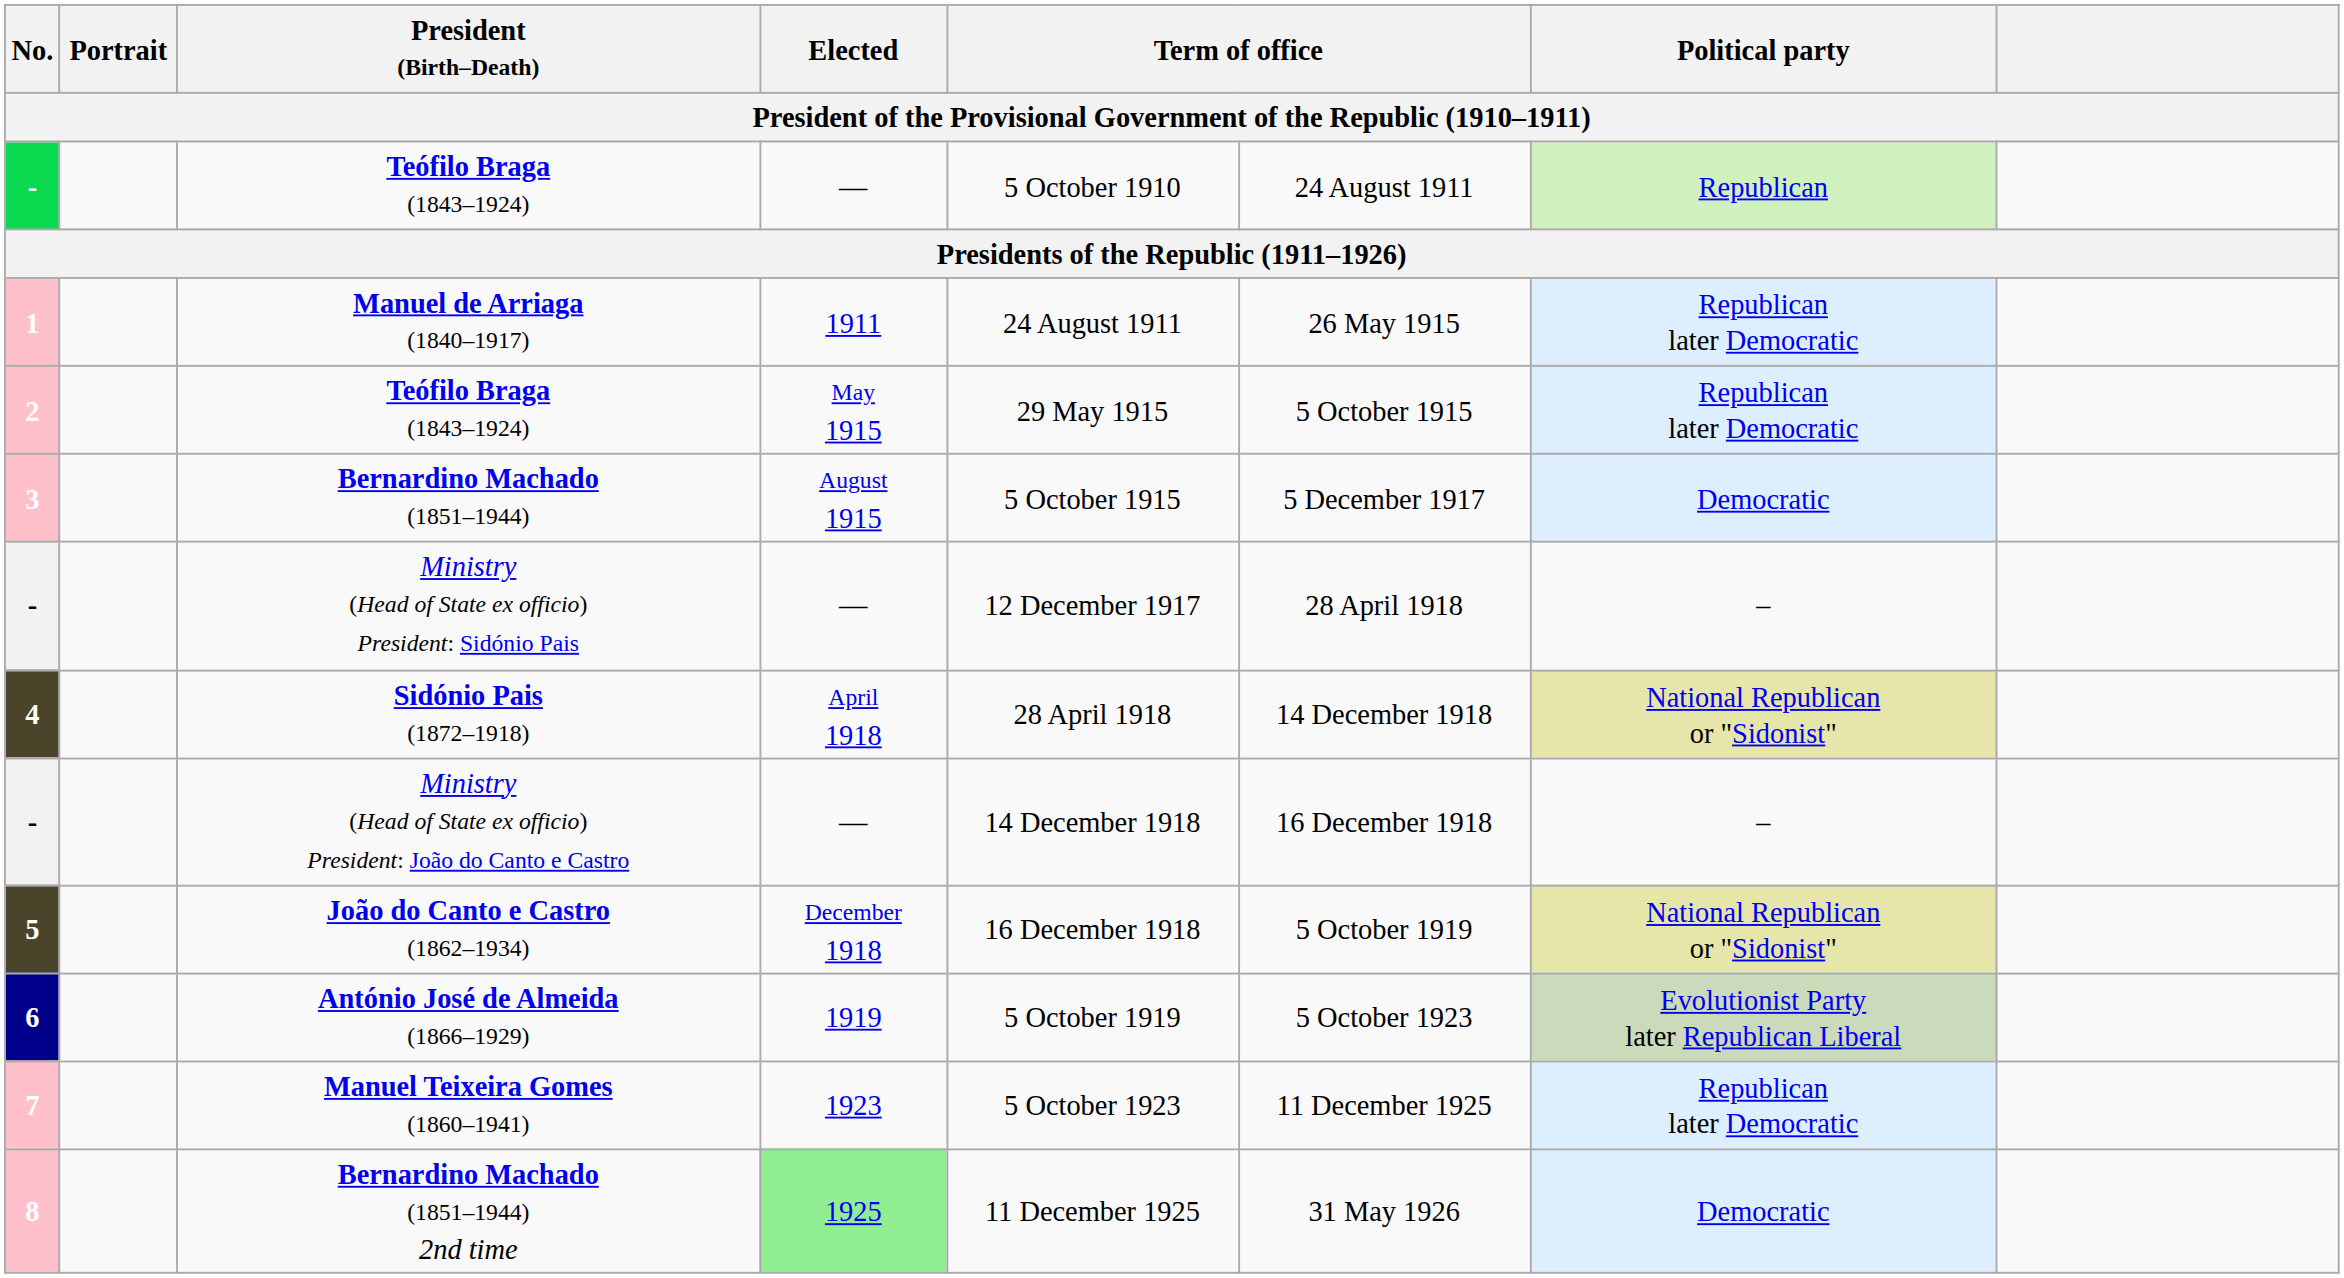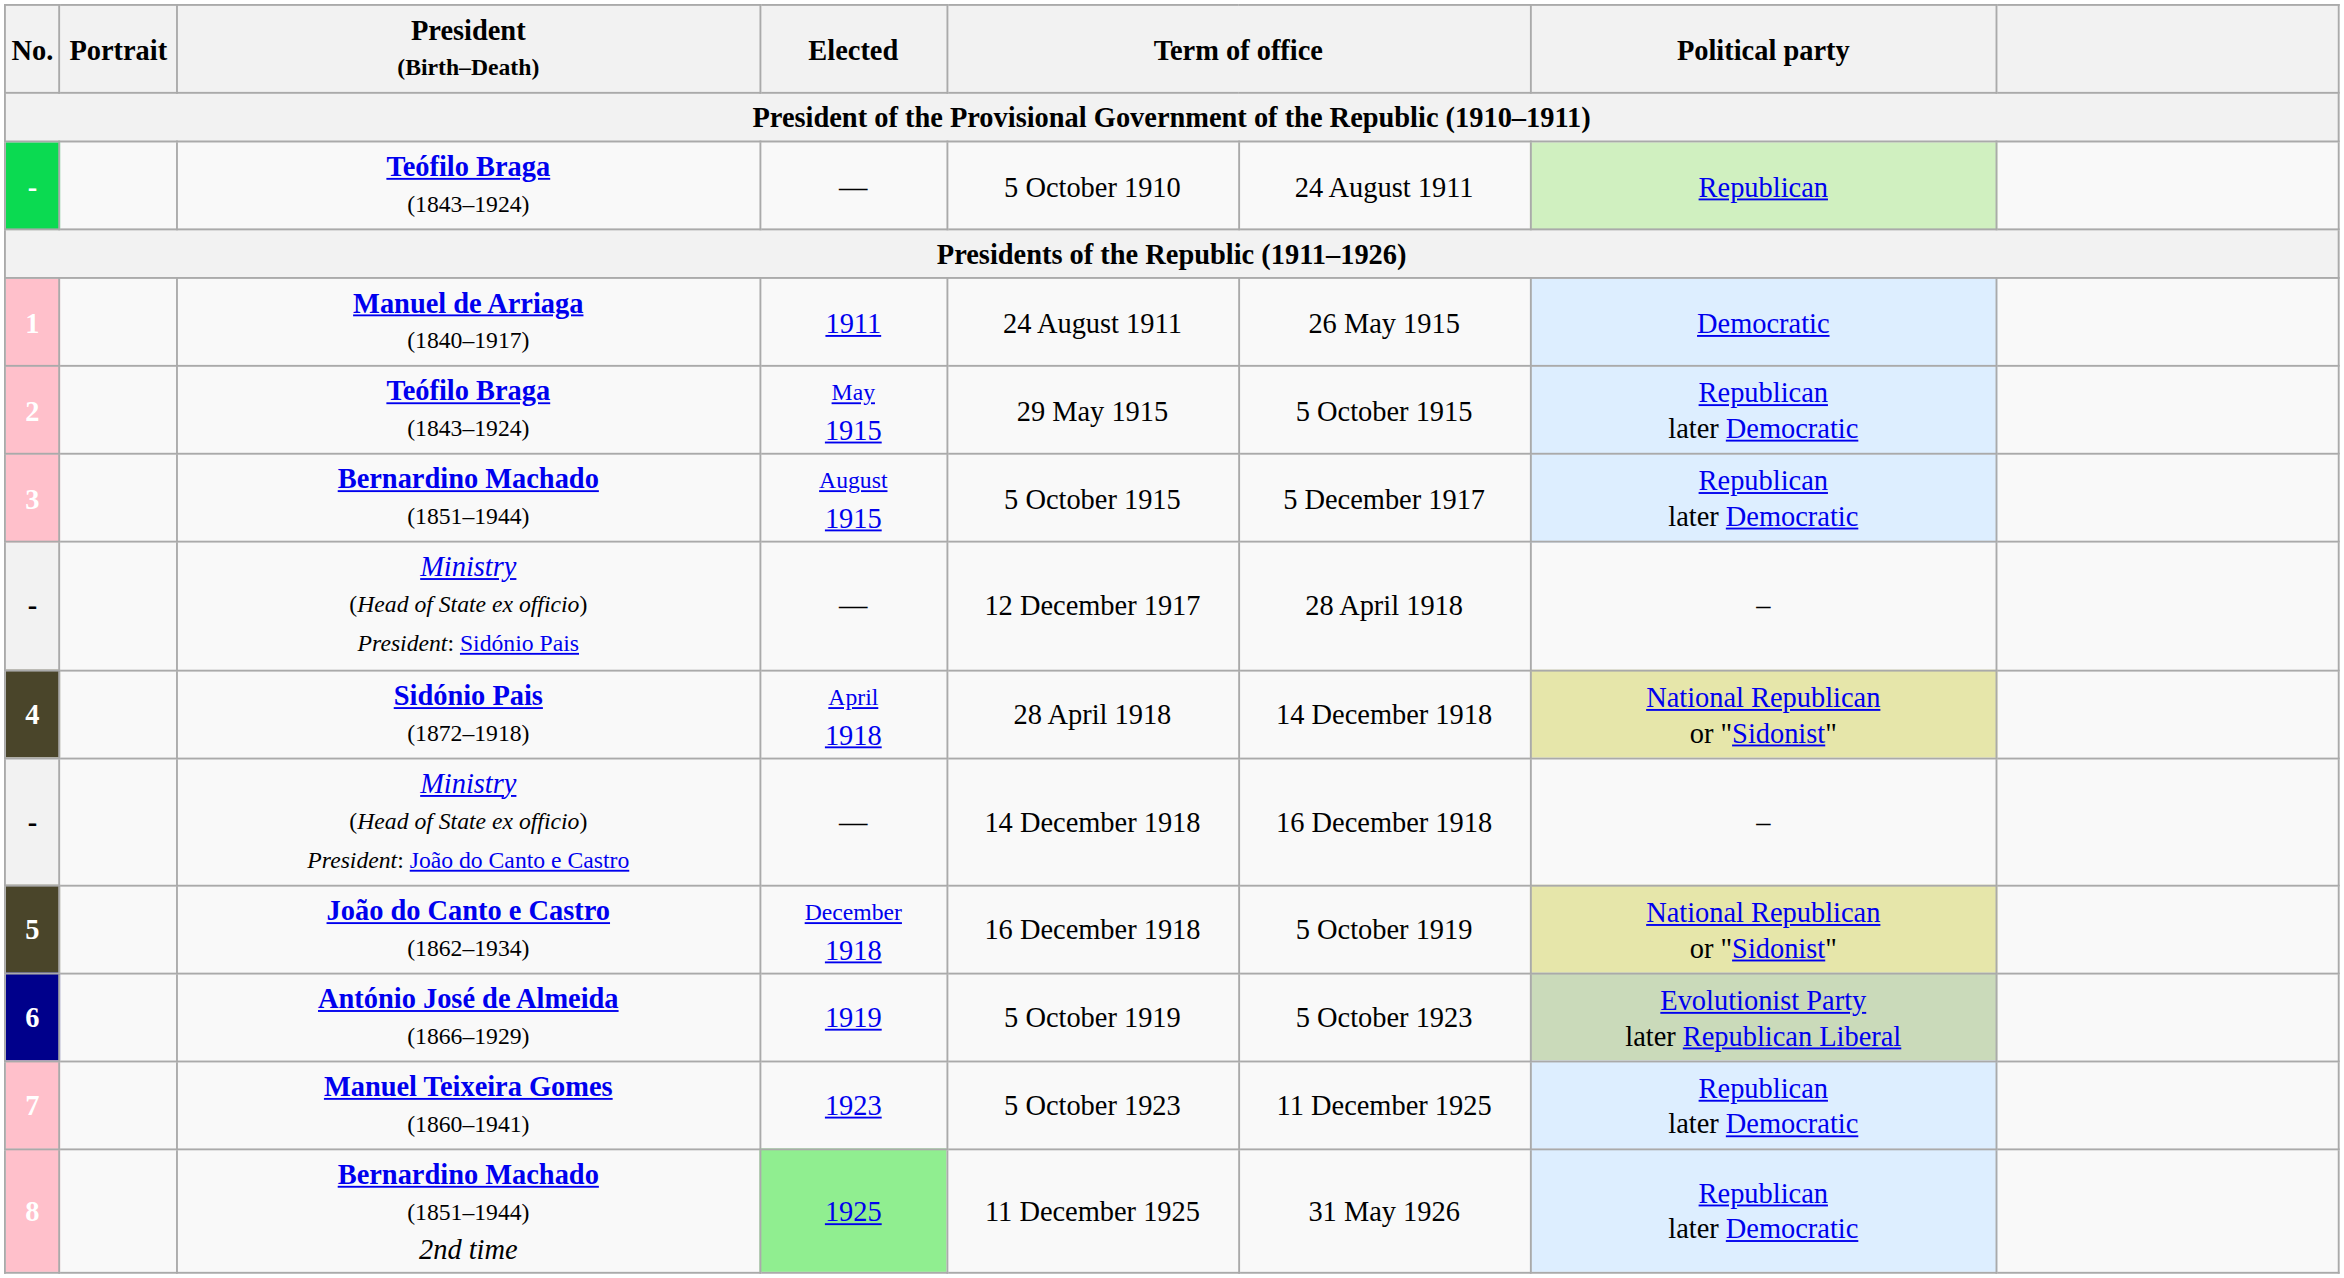(1763, 323) Republican later Democratic -> (1763, 323) Democratic
(1763, 499) Democratic -> (1763, 499) Republican later Democratic
(1763, 1211) Democratic -> (1763, 1211) Republican later Democratic
